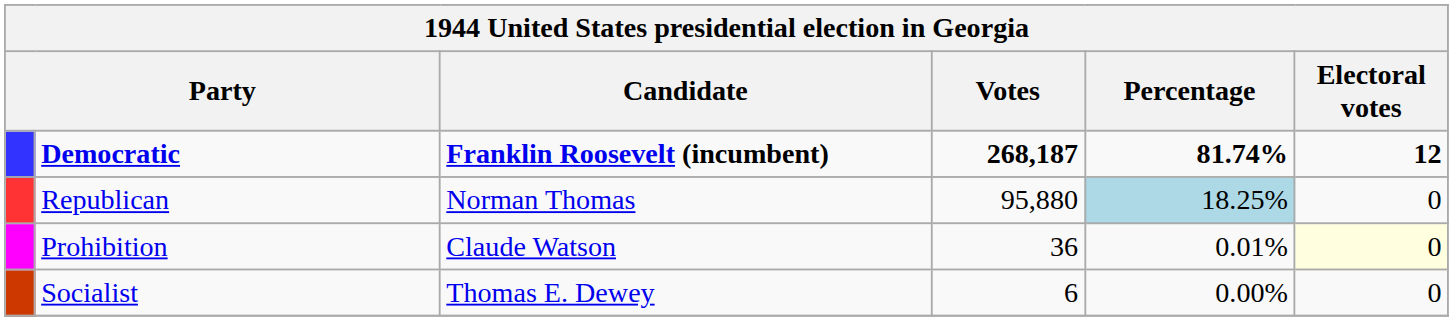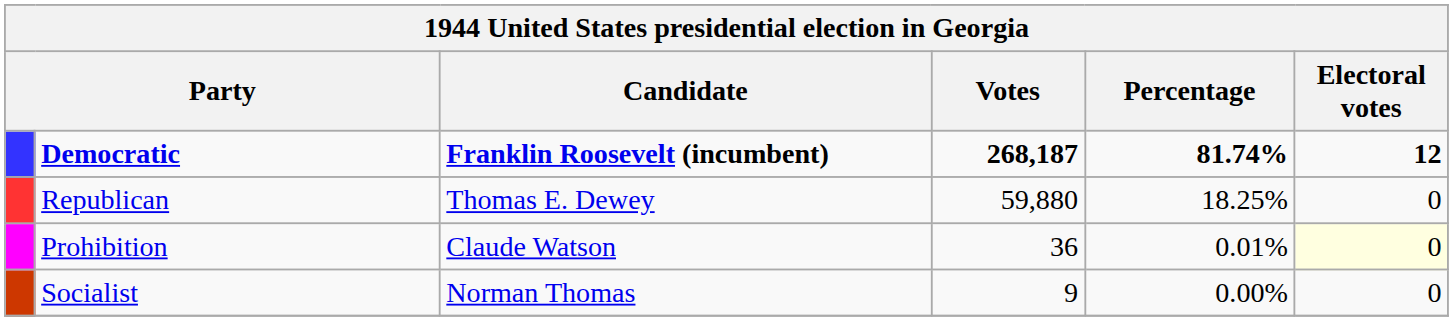(541, 200) Norman Thomas -> (550, 200) Thomas E. Dewey
(1039, 200) 95,880 -> (1039, 200) 59,880
(1245, 200) lightblue background -> (1245, 200) no background
(550, 292) Thomas E. Dewey -> (541, 292) Norman Thomas
(1071, 292) 6 -> (1071, 292) 9
